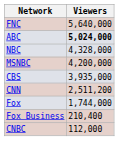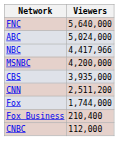(90, 37) bold -> (90, 37) normal
(90, 50) 4,328,000 -> (90, 50) 4,417,966
